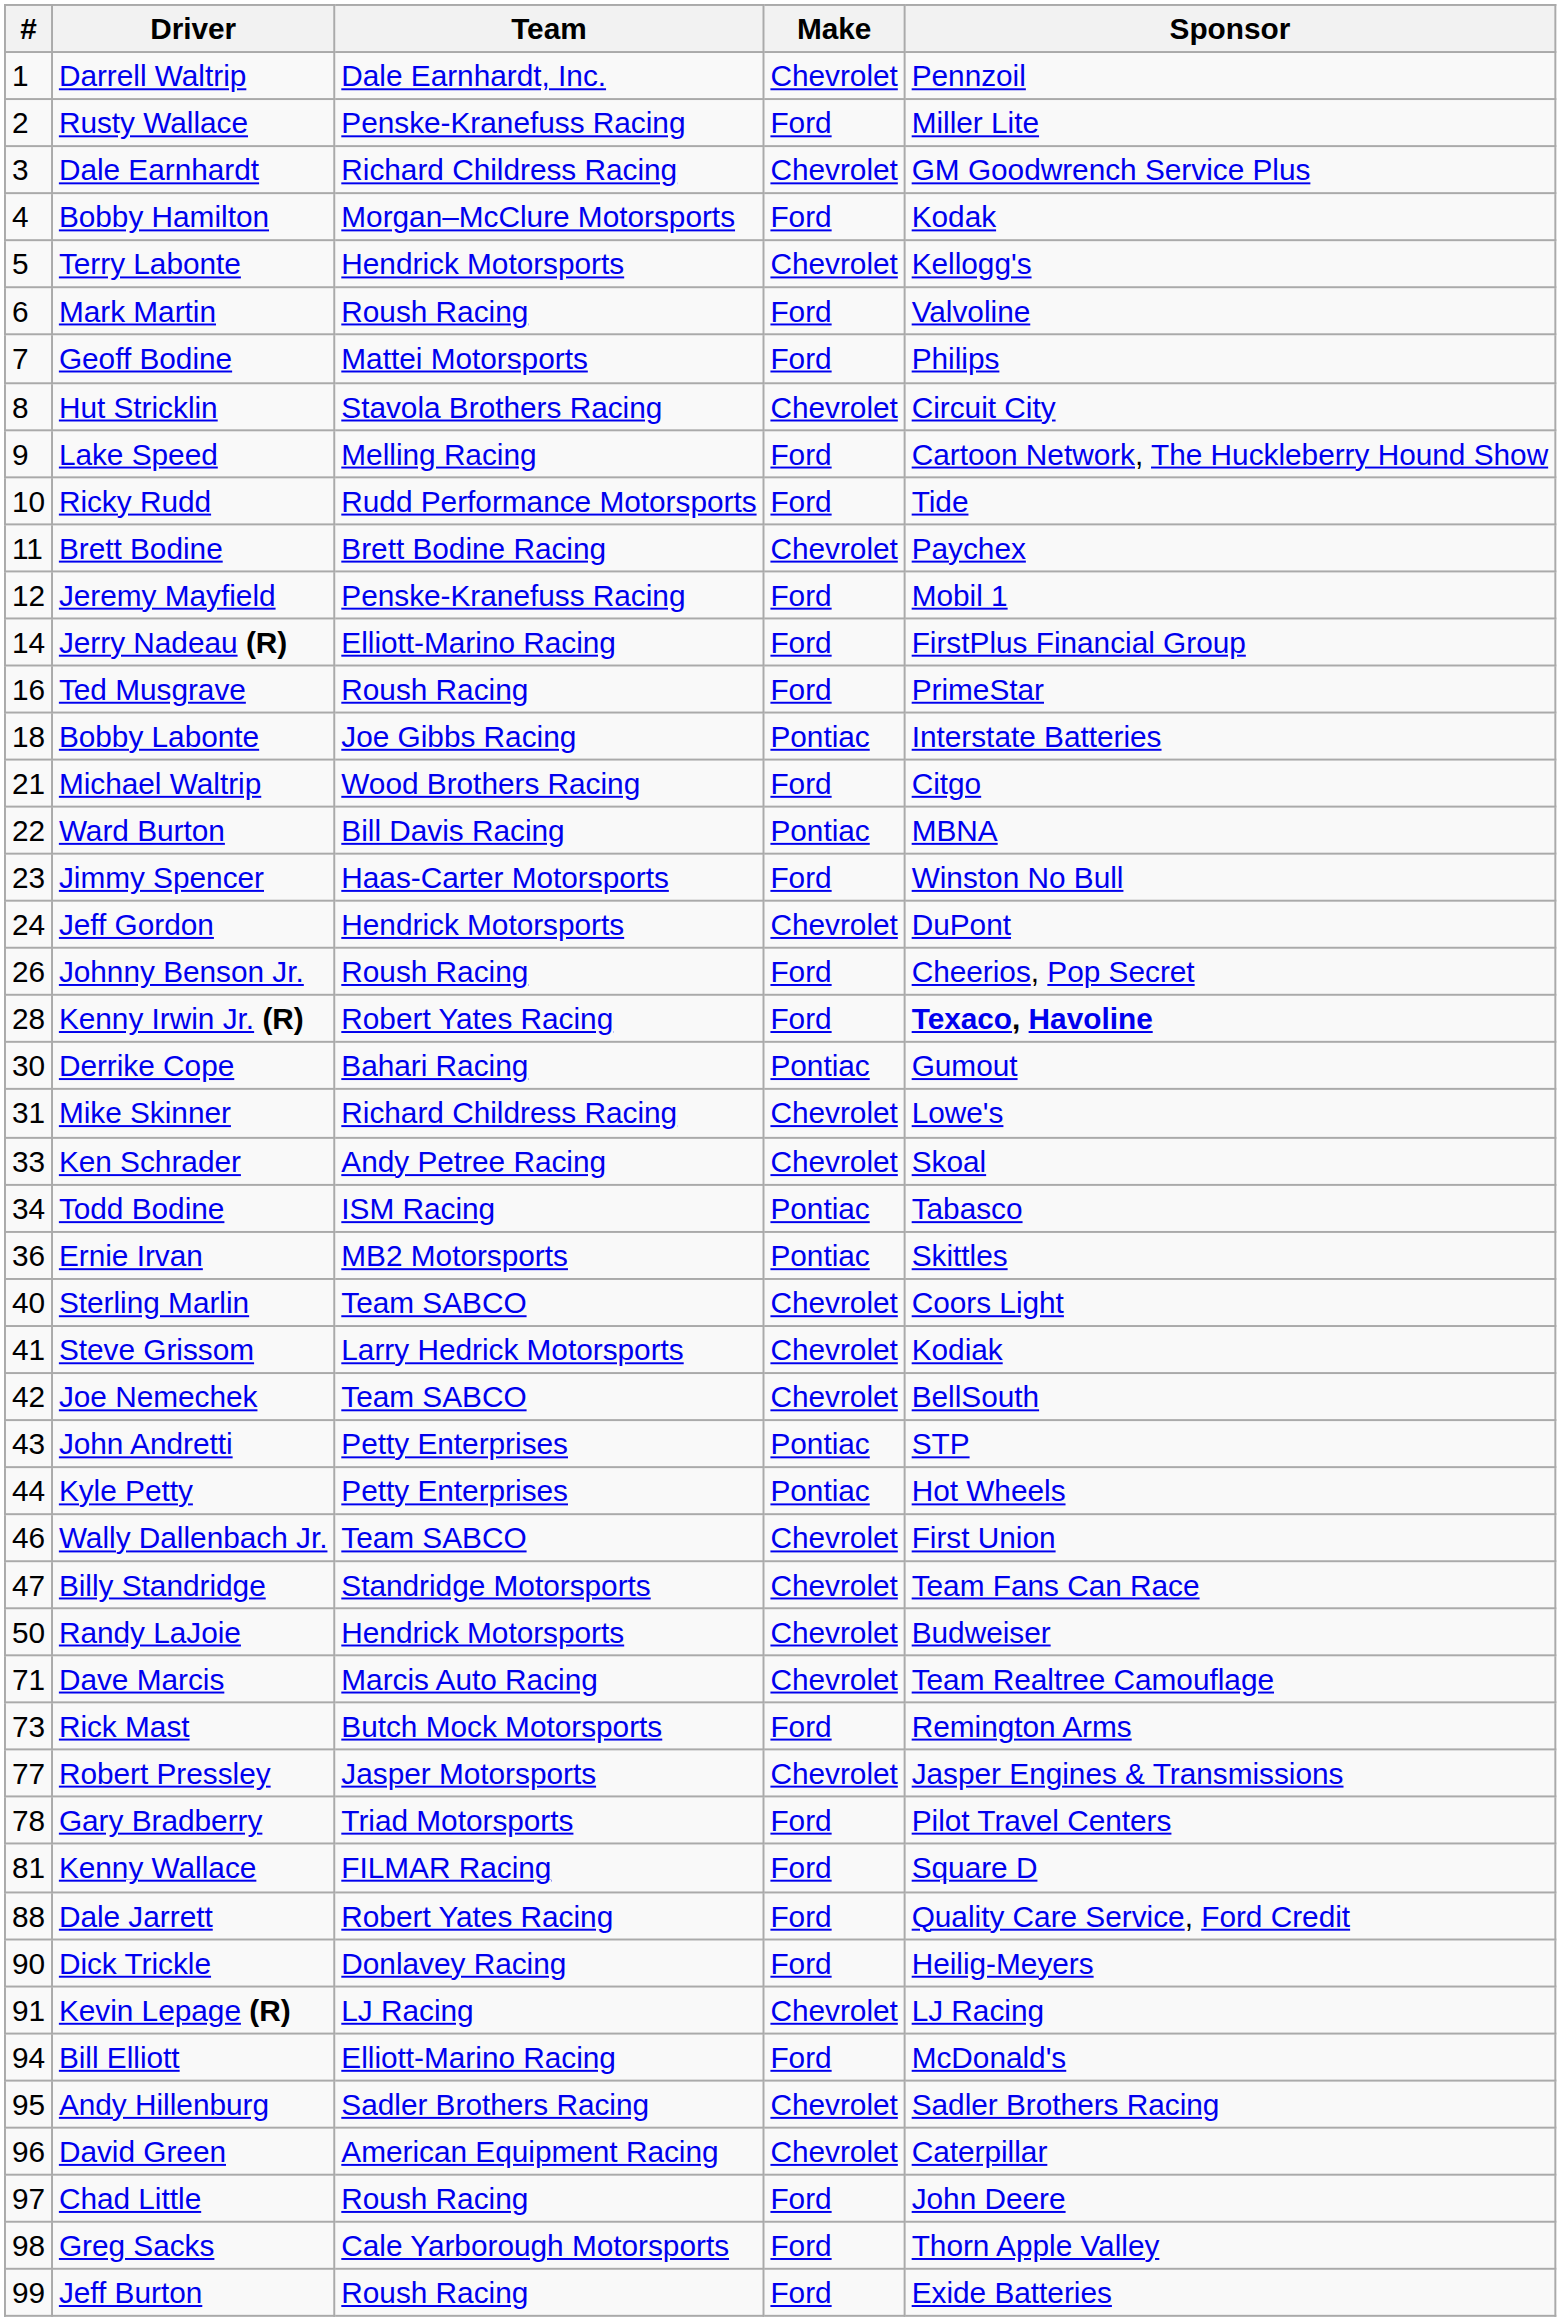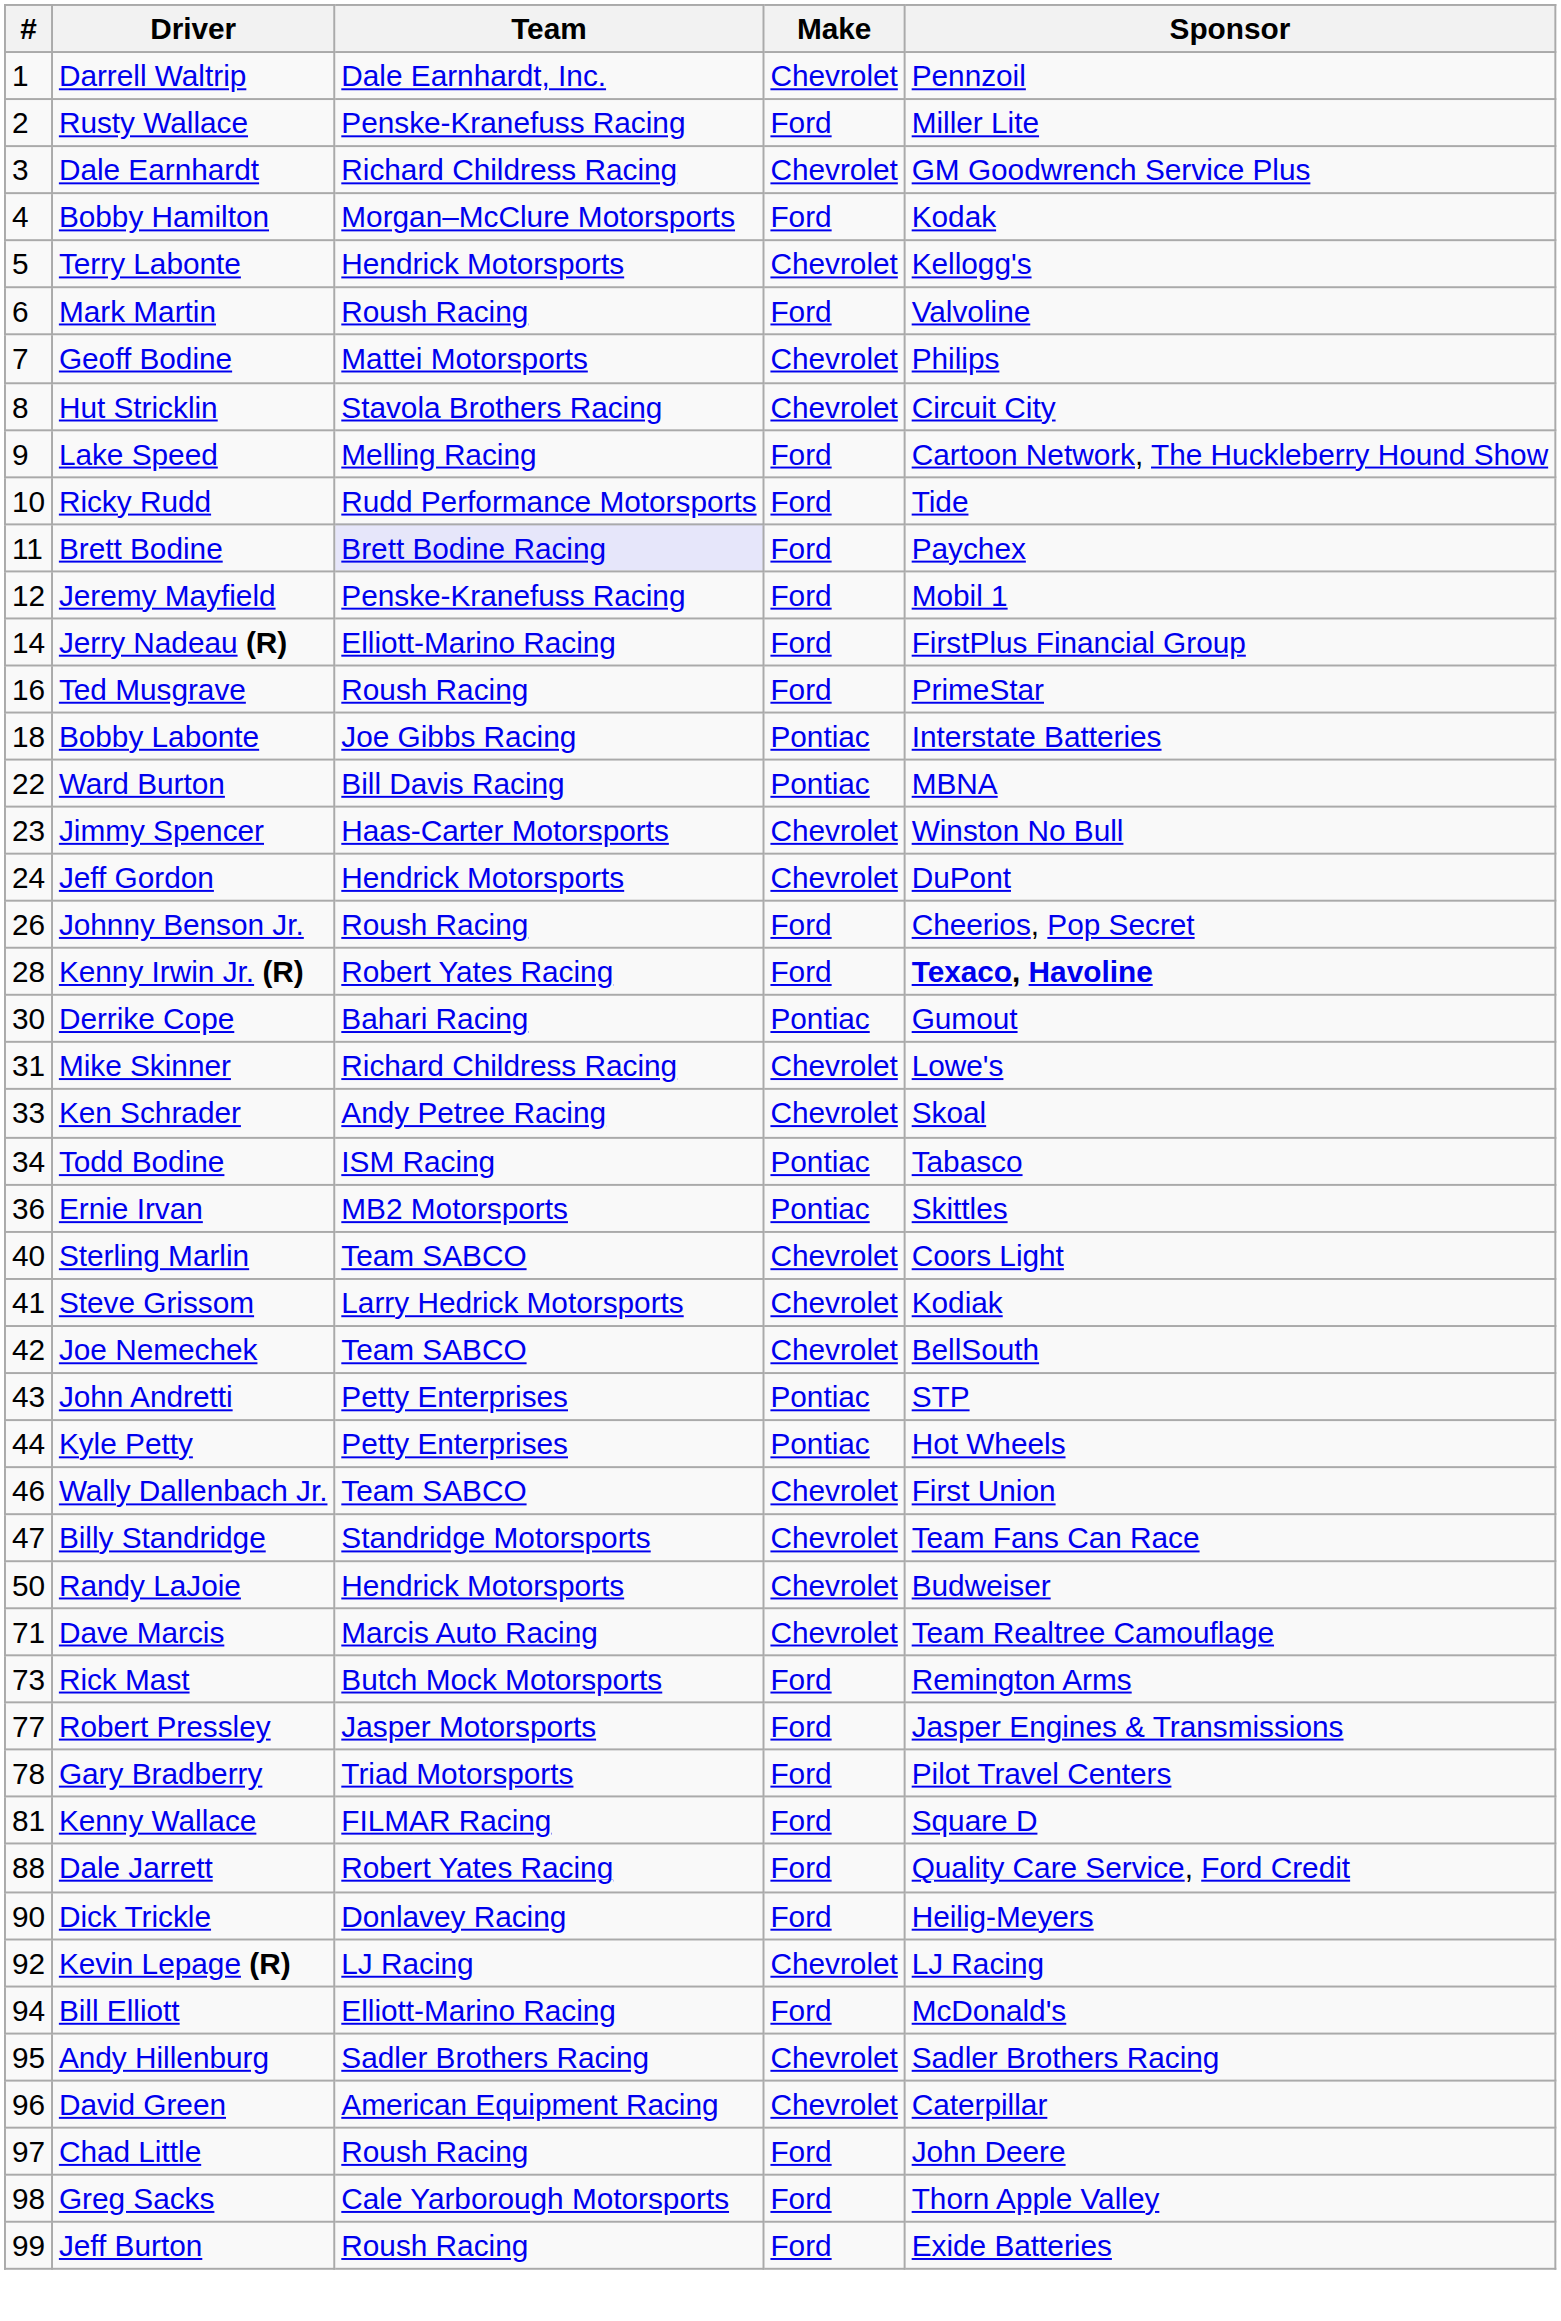(801, 359) Ford -> (834, 359) Chevrolet
(474, 548) no background -> (474, 548) lavender background
(834, 548) Chevrolet -> (801, 548) Ford
- row: (160, 783)
(801, 878) Ford -> (834, 831) Chevrolet
(834, 1774) Chevrolet -> (801, 1727) Ford
(28, 2010) 91 -> (28, 1962) 92
